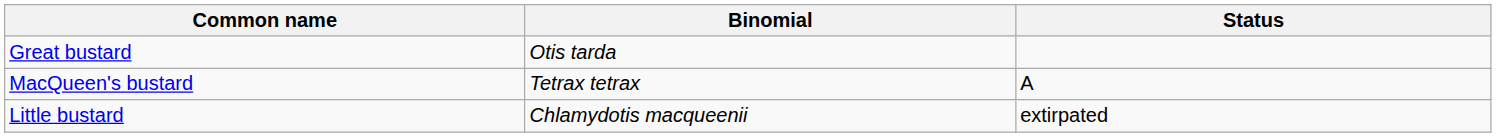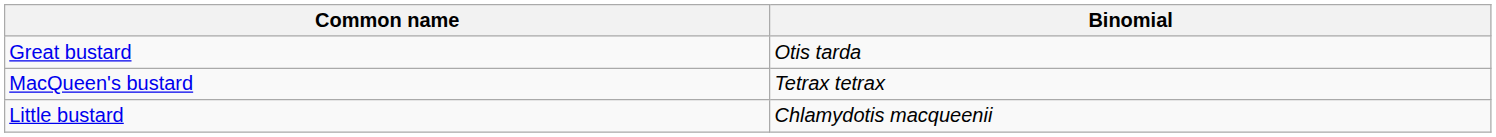- column: (1253, 20)
